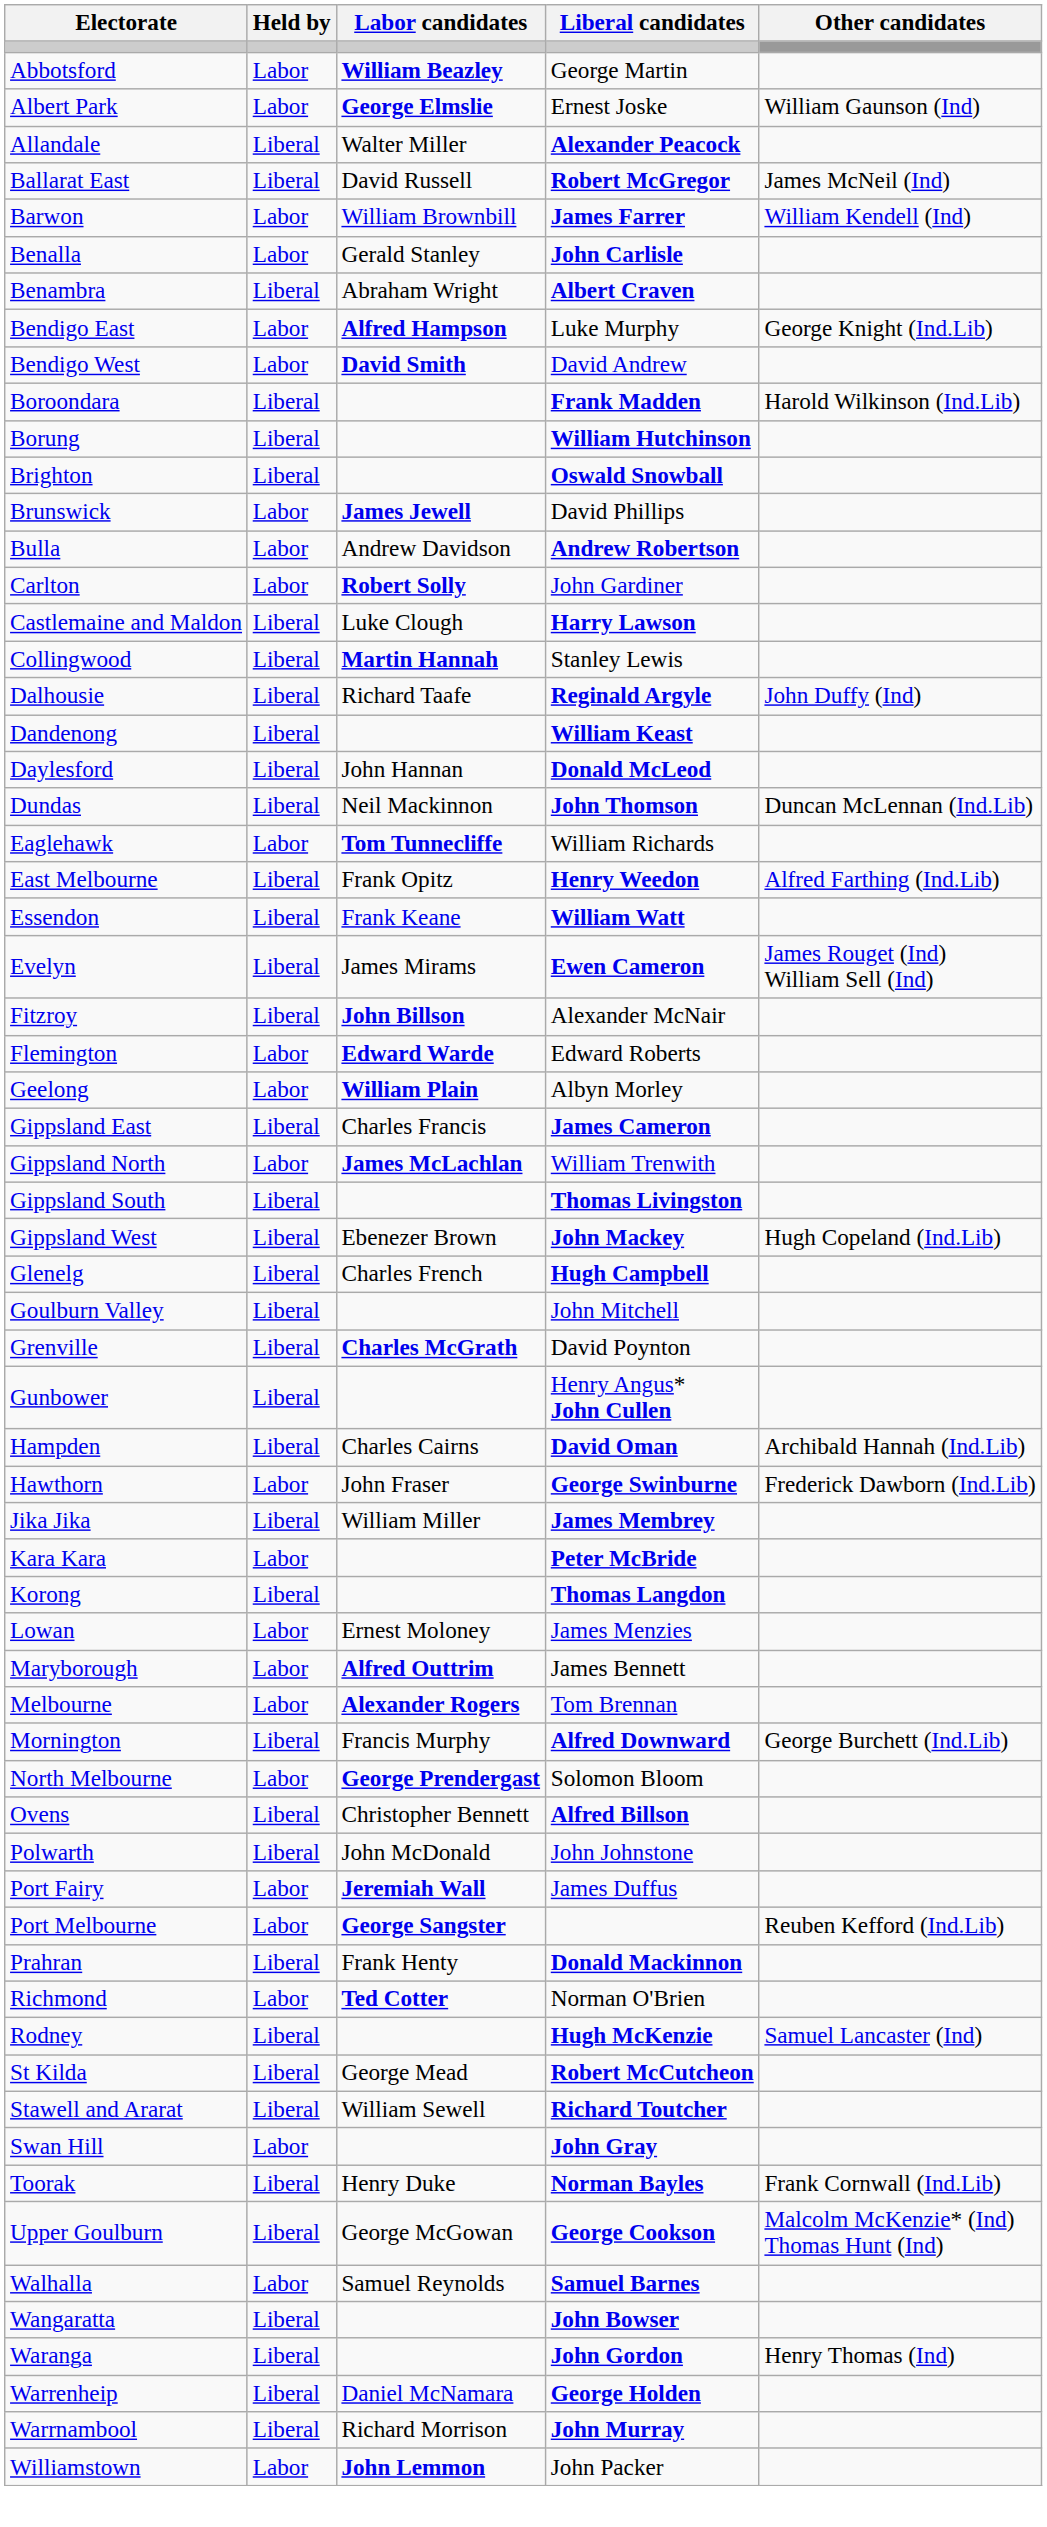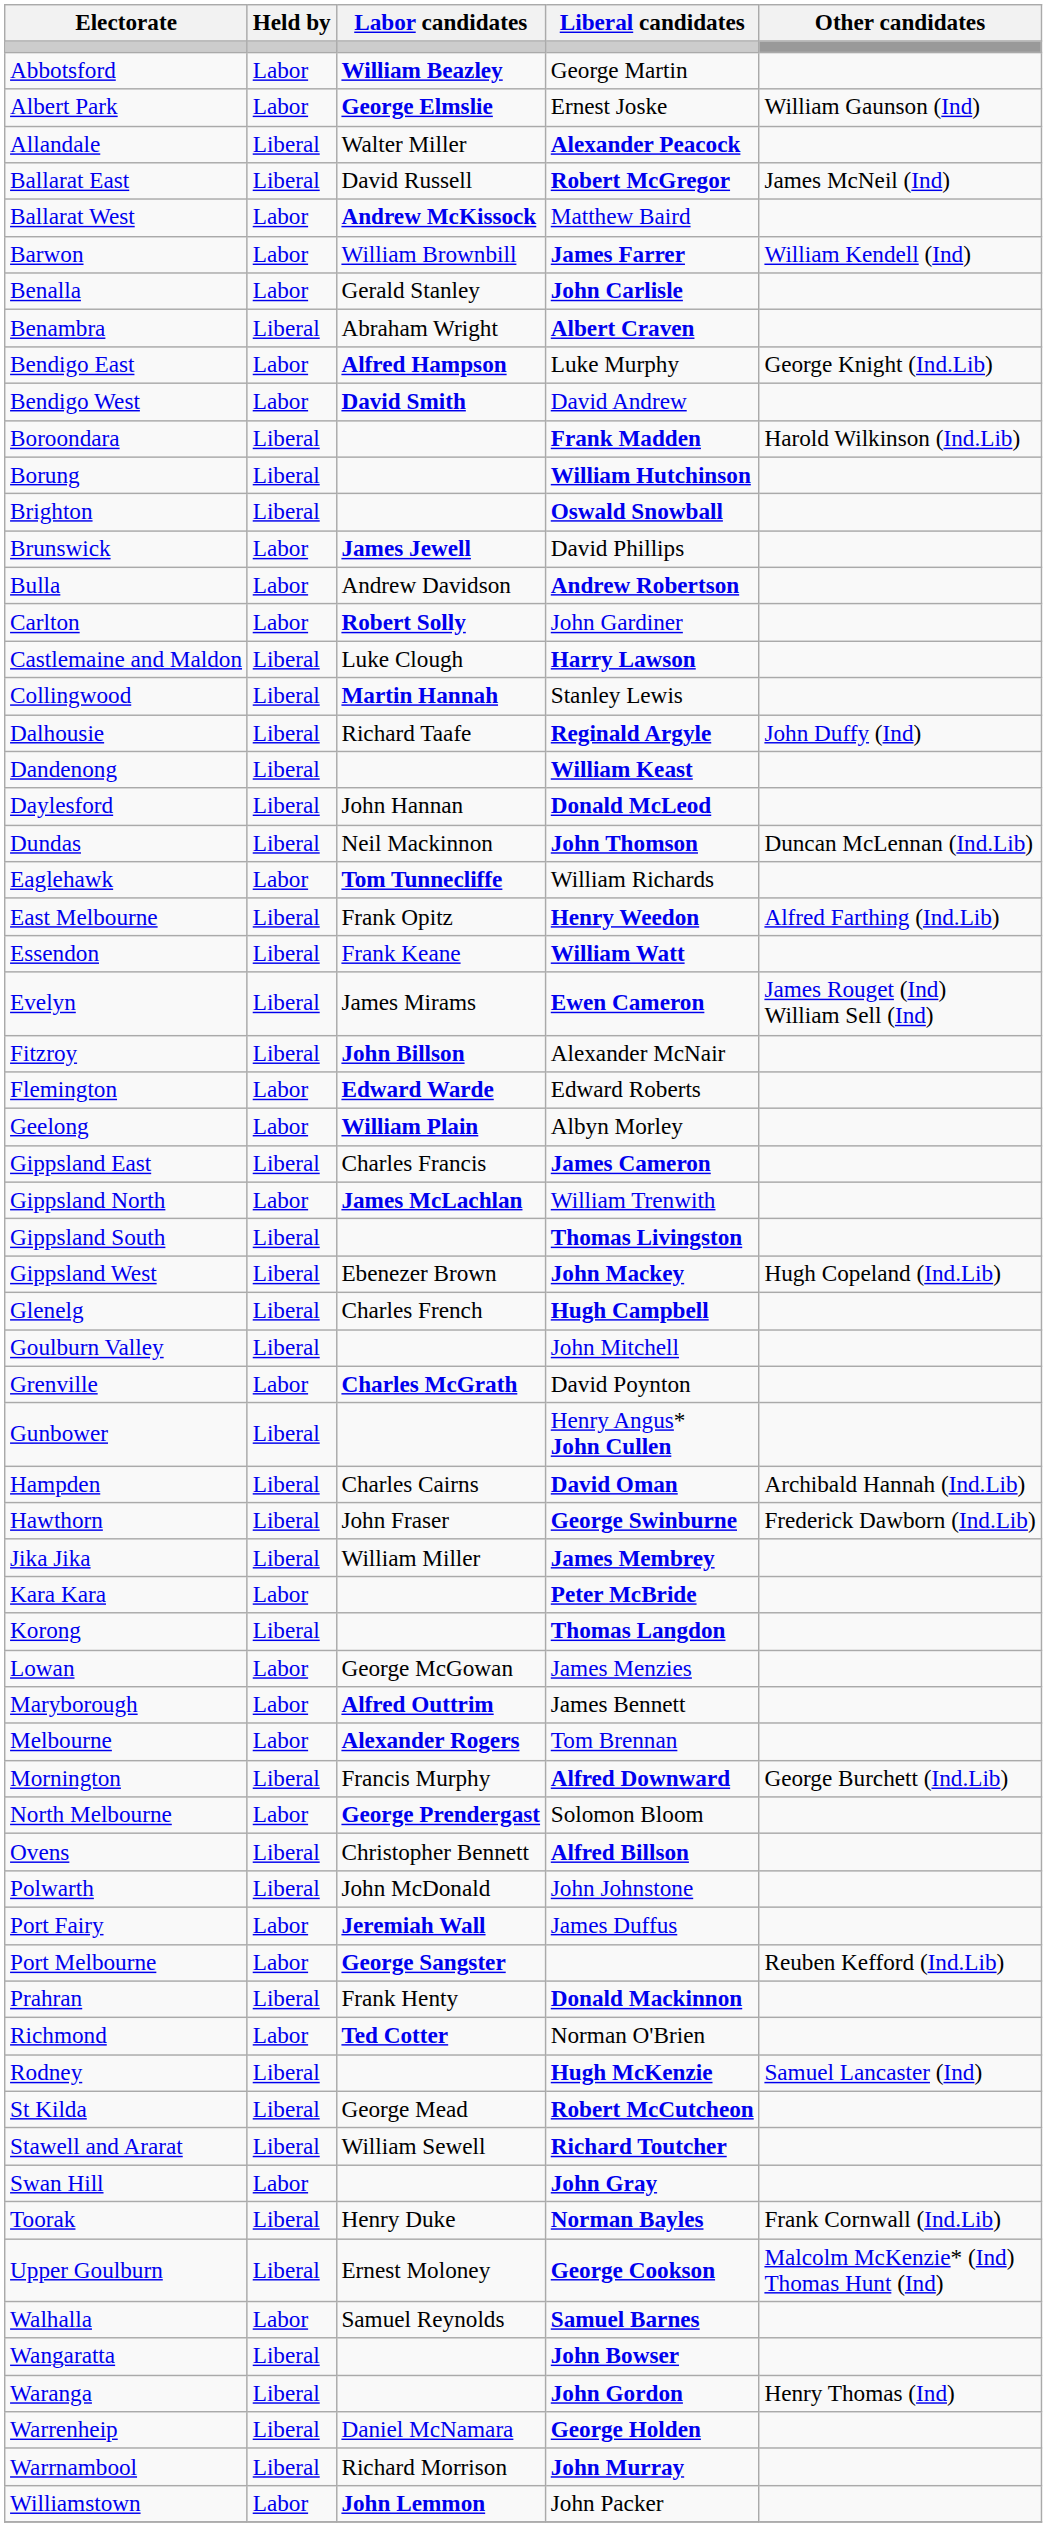+ row: (72, 217)
(286, 1347) Liberal -> (280, 1384) Labor
(280, 1483) Labor -> (286, 1520) Liberal
(416, 1631) Ernest Moloney -> (427, 1667) George McGowan
(427, 2232) George McGowan -> (416, 2269) Ernest Moloney
